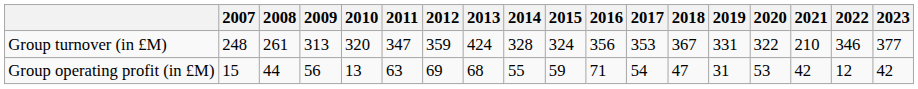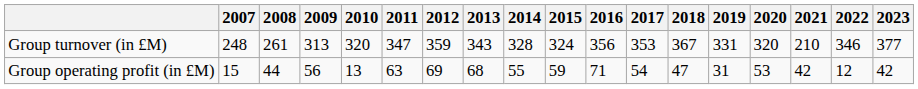(479, 44) 424 -> (479, 44) 343
(766, 44) 322 -> (766, 44) 320
